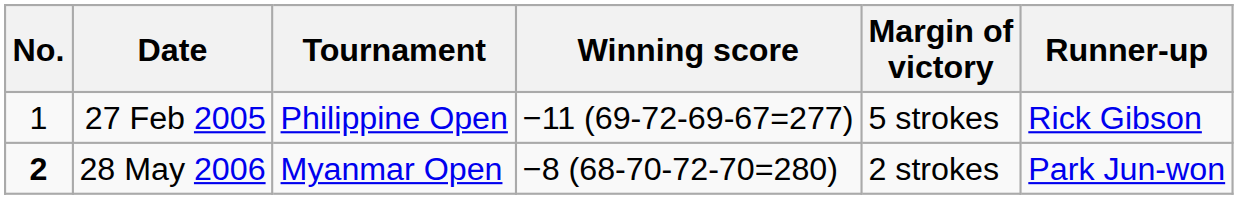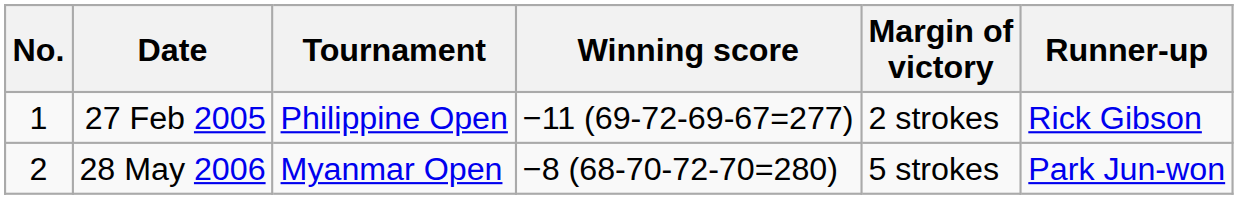(934, 118) 5 strokes -> (934, 118) 2 strokes
(38, 169) bold -> (38, 169) normal
(934, 169) 2 strokes -> (934, 169) 5 strokes
